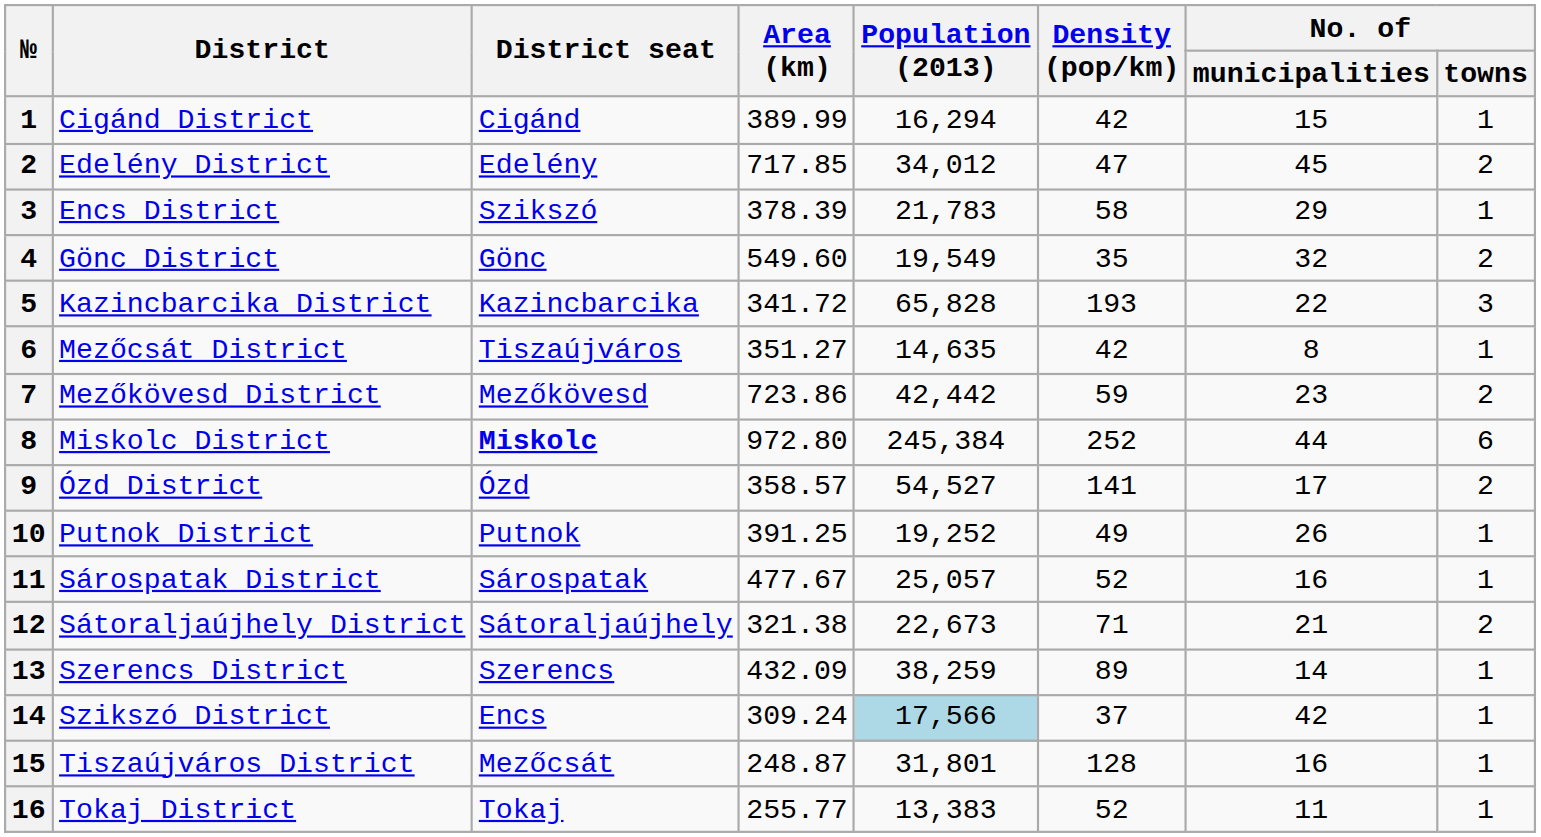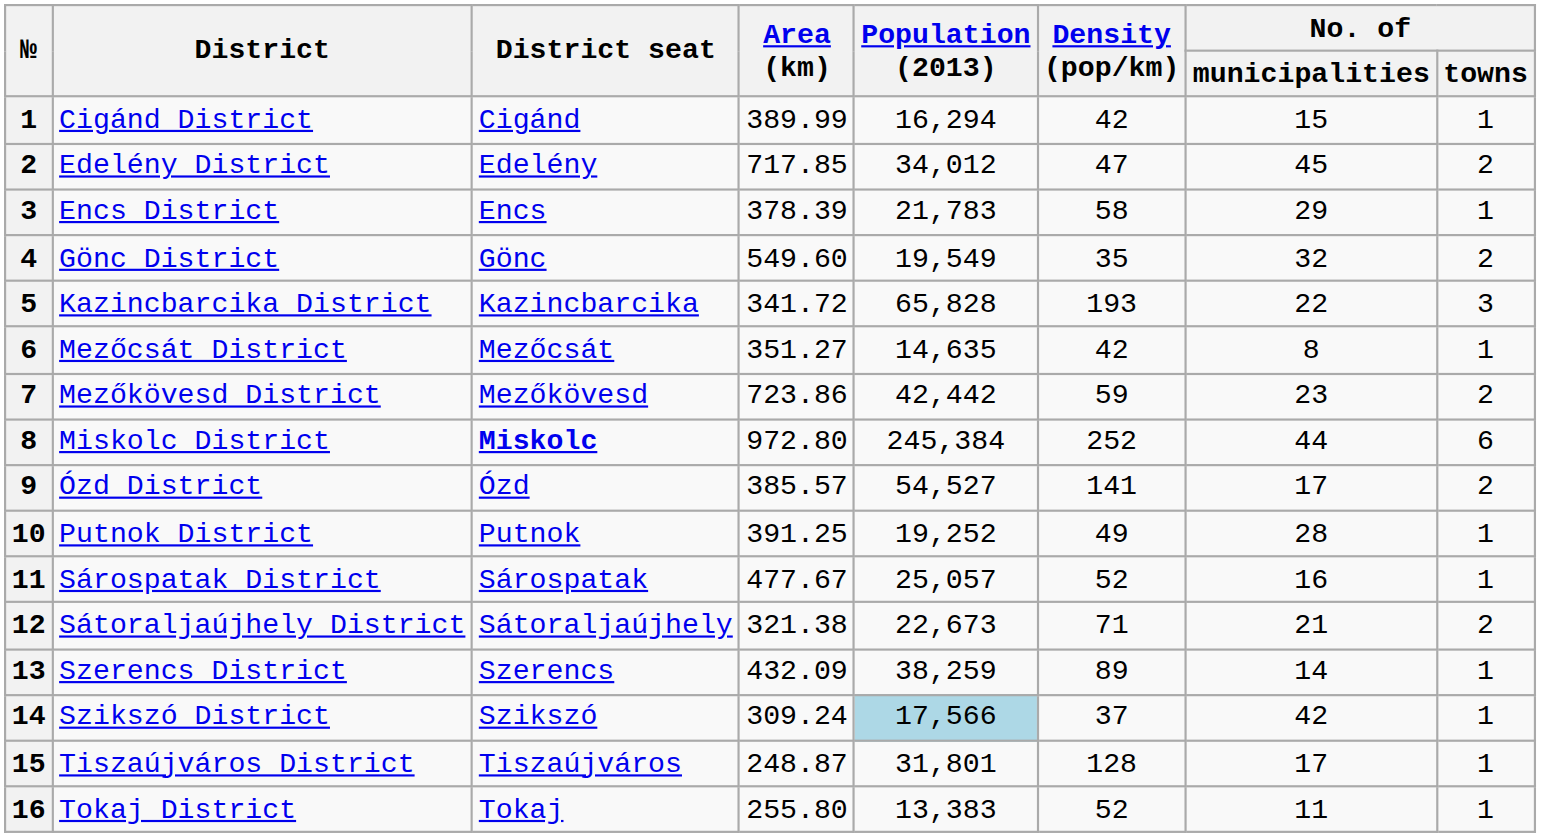(538, 212) Szikszó -> (513, 212) Encs
(580, 350) Tiszaújváros -> (547, 350) Mezőcsát
(797, 488) 358.57 -> (797, 488) 385.57
(1311, 534) 26 -> (1311, 534) 28
(513, 718) Encs -> (538, 718) Szikszó
(547, 764) Mezőcsát -> (580, 764) Tiszaújváros
(1311, 764) 16 -> (1311, 764) 17
(797, 810) 255.77 -> (797, 810) 255.80
